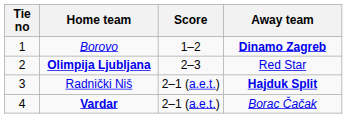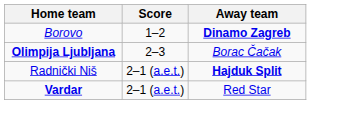- column: (22, 20)
(282, 65) Red Star -> (247, 52) Borac Čačak
(282, 103) Borac Čačak -> (247, 90) Red Star
